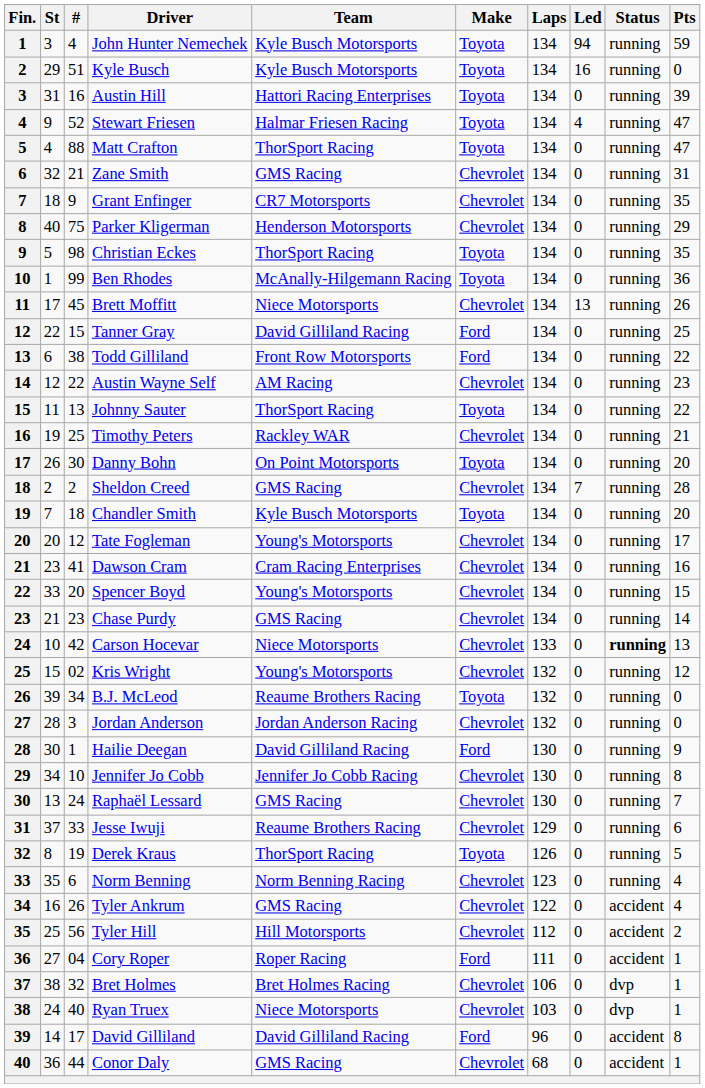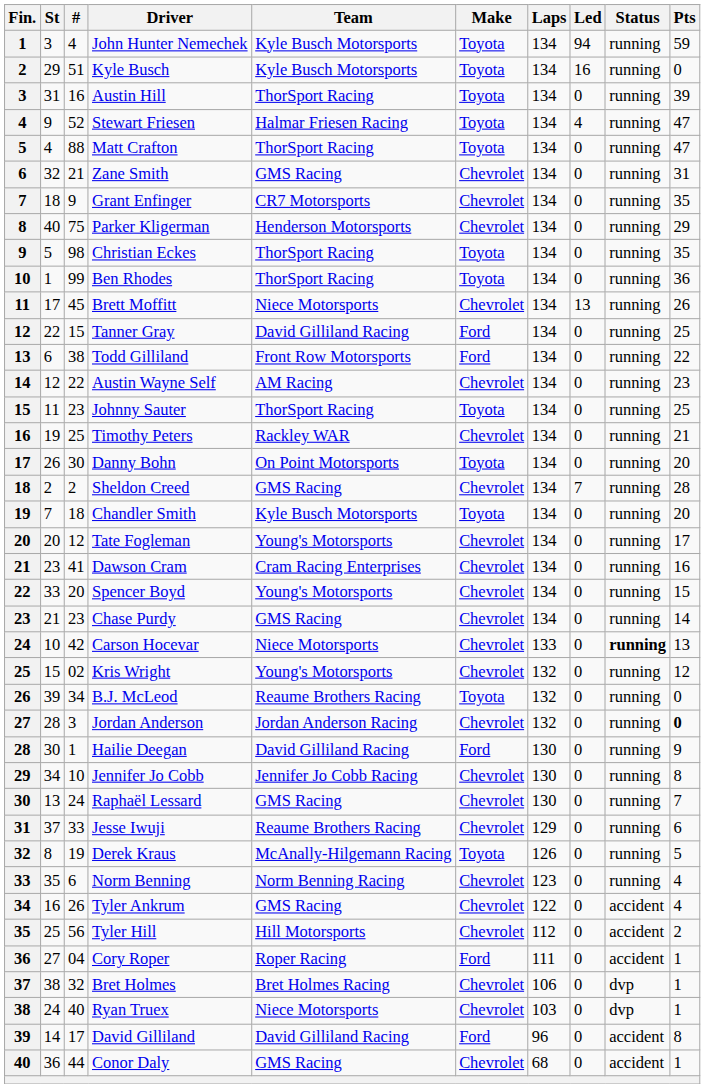(343, 95) Hattori Racing Enterprises -> (314, 95) ThorSport Racing
(353, 278) McAnally-Hilgemann Racing -> (314, 278) ThorSport Racing
(76, 409) 13 -> (76, 409) 23
(682, 409) 22 -> (682, 409) 25
(678, 723) normal -> (678, 723) bold
(314, 853) ThorSport Racing -> (353, 853) McAnally-Hilgemann Racing
